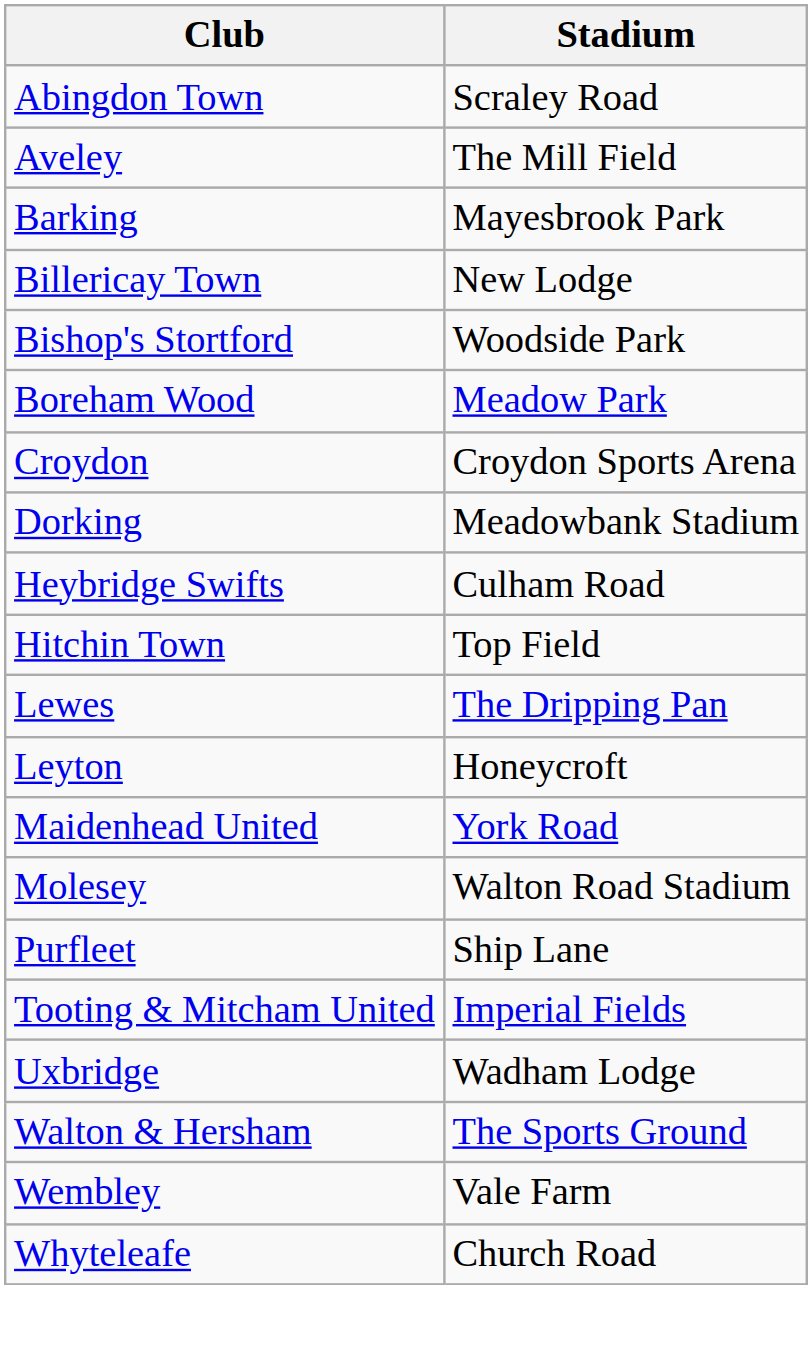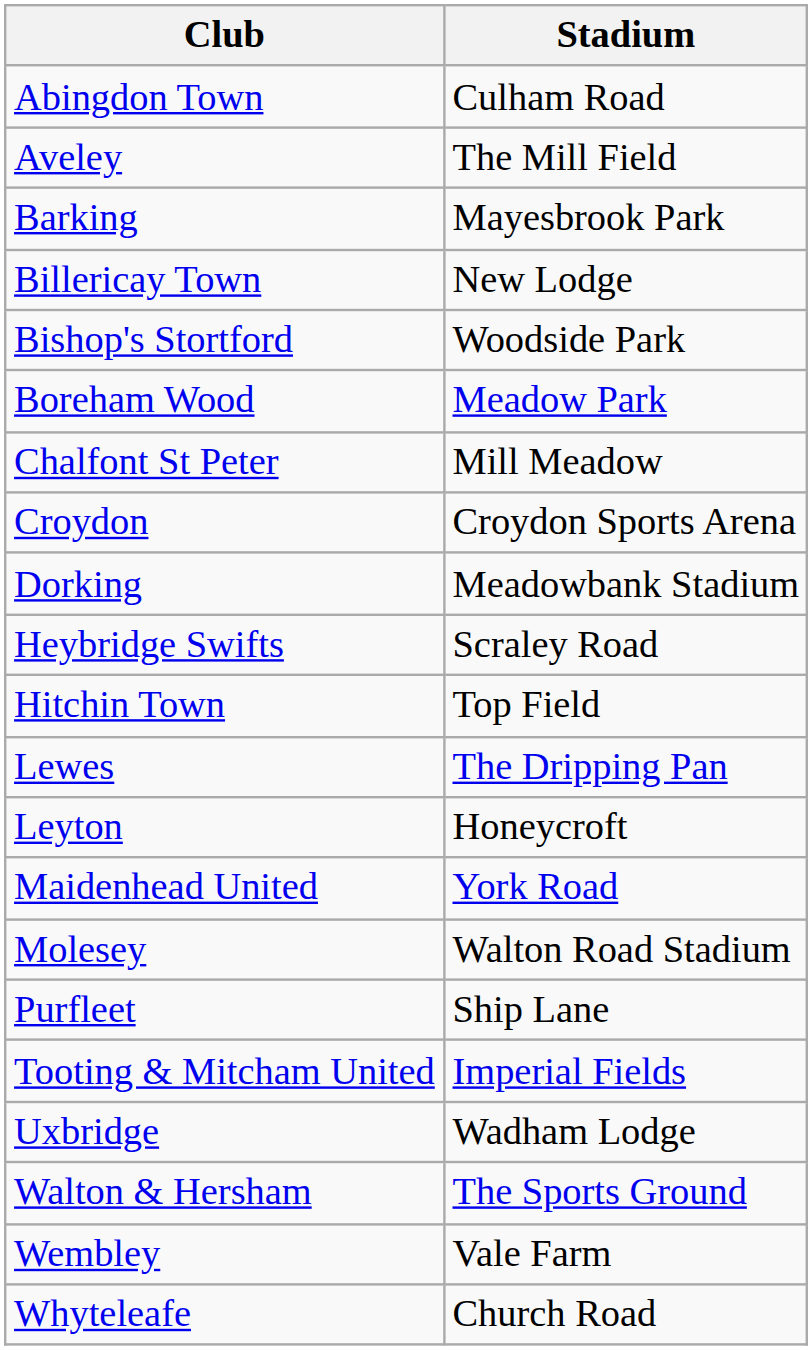(555, 95) Scraley Road -> (559, 95) Culham Road
+ row: (146, 461)
(559, 583) Culham Road -> (555, 643) Scraley Road
